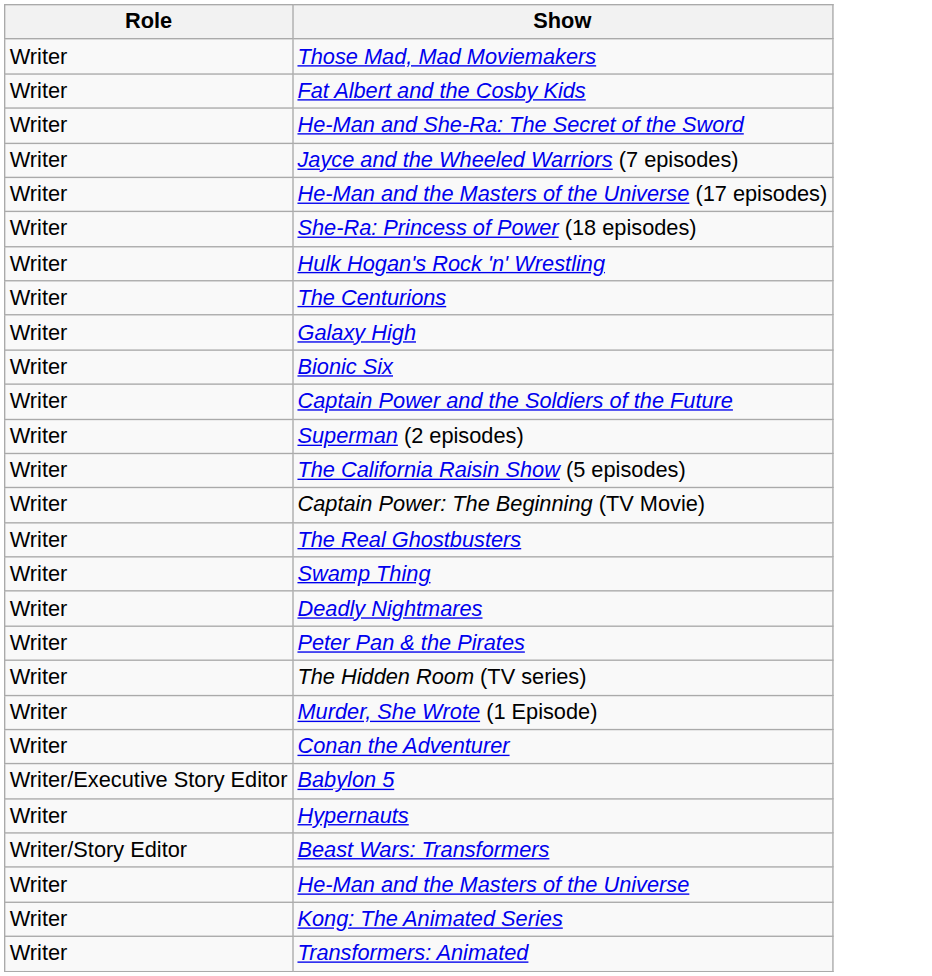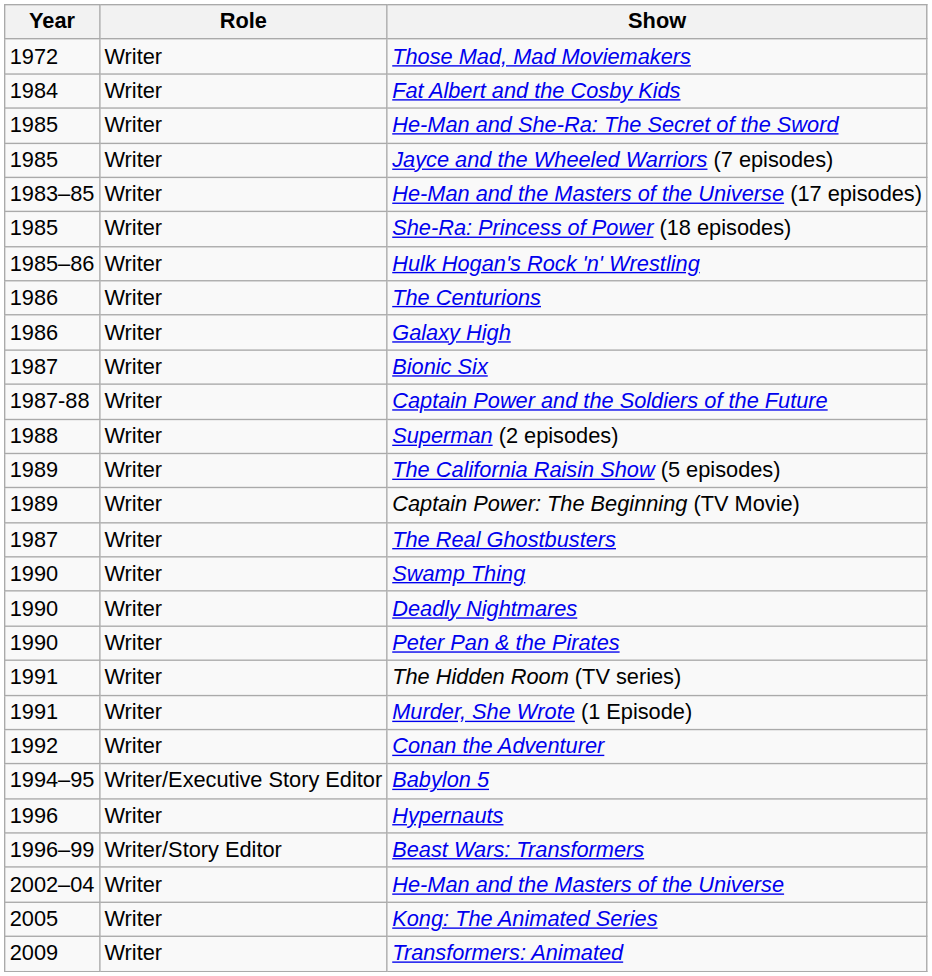+ column: (52, 21)
